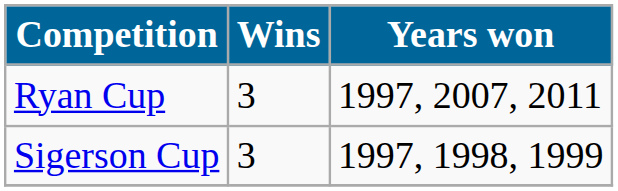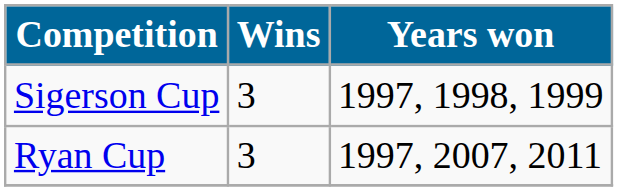rows swapped: (117, 154) <-> (90, 94)
